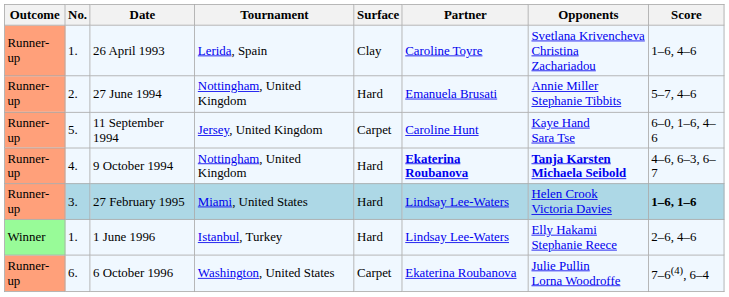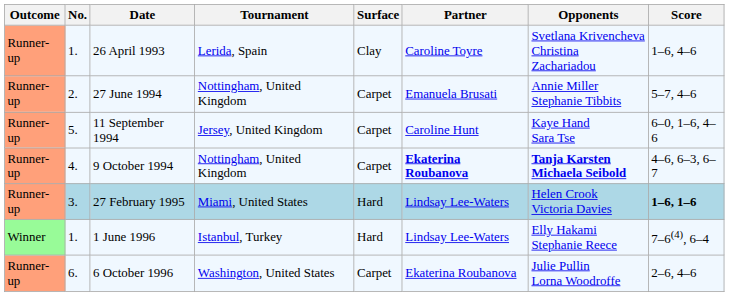(370, 93) Hard -> (374, 93) Carpet
(370, 165) Hard -> (374, 165) Carpet
(674, 237) 2–6, 4–6 -> (680, 237) 7–6(4), 6–4
(680, 272) 7–6(4), 6–4 -> (674, 272) 2–6, 4–6
